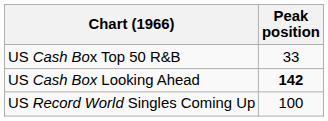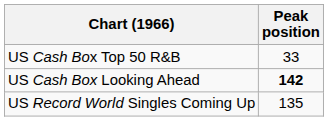(291, 103) 100 -> (291, 103) 135
